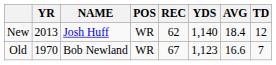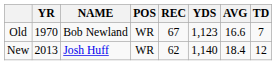rows swapped: (18, 32) <-> (18, 50)
